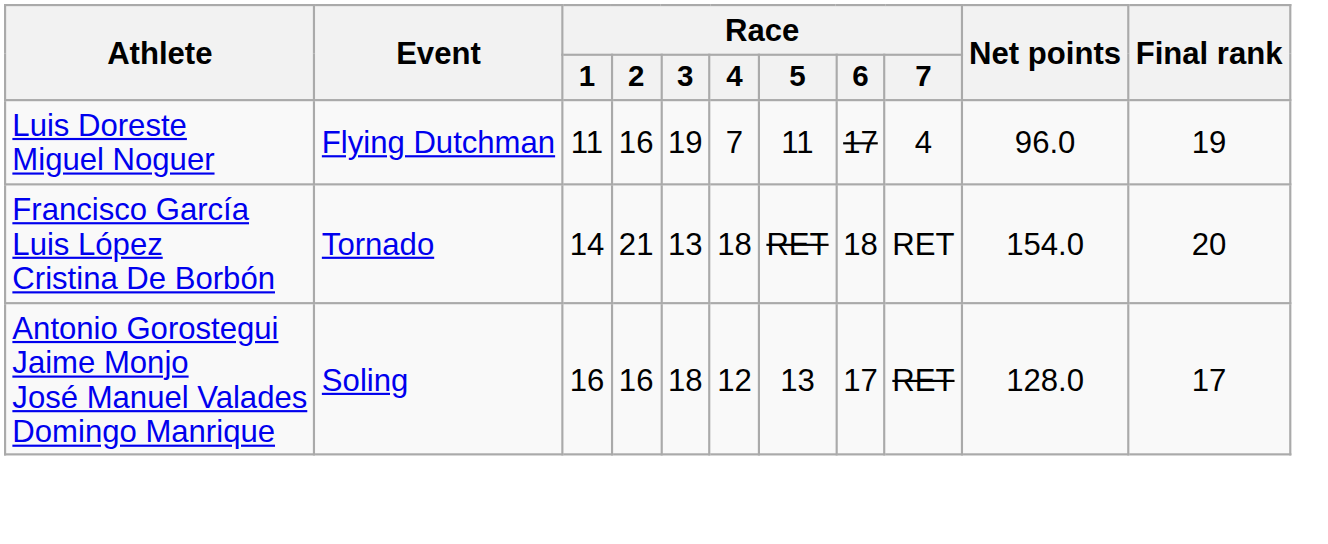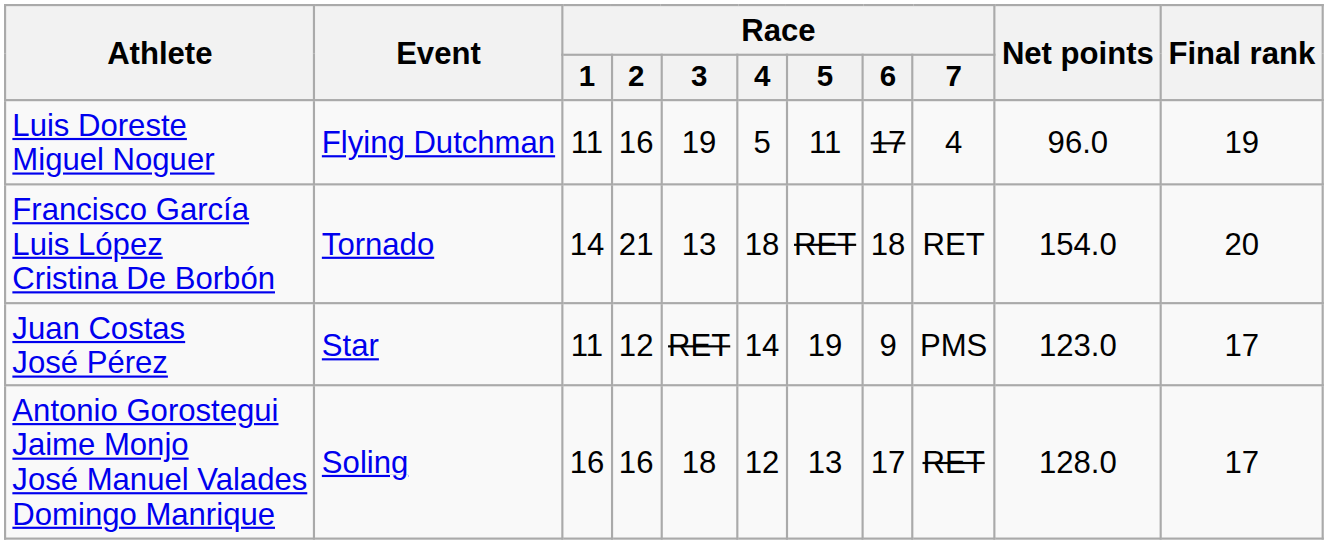(735, 143) 7 -> (762, 143) 5
+ row: (99, 345)
